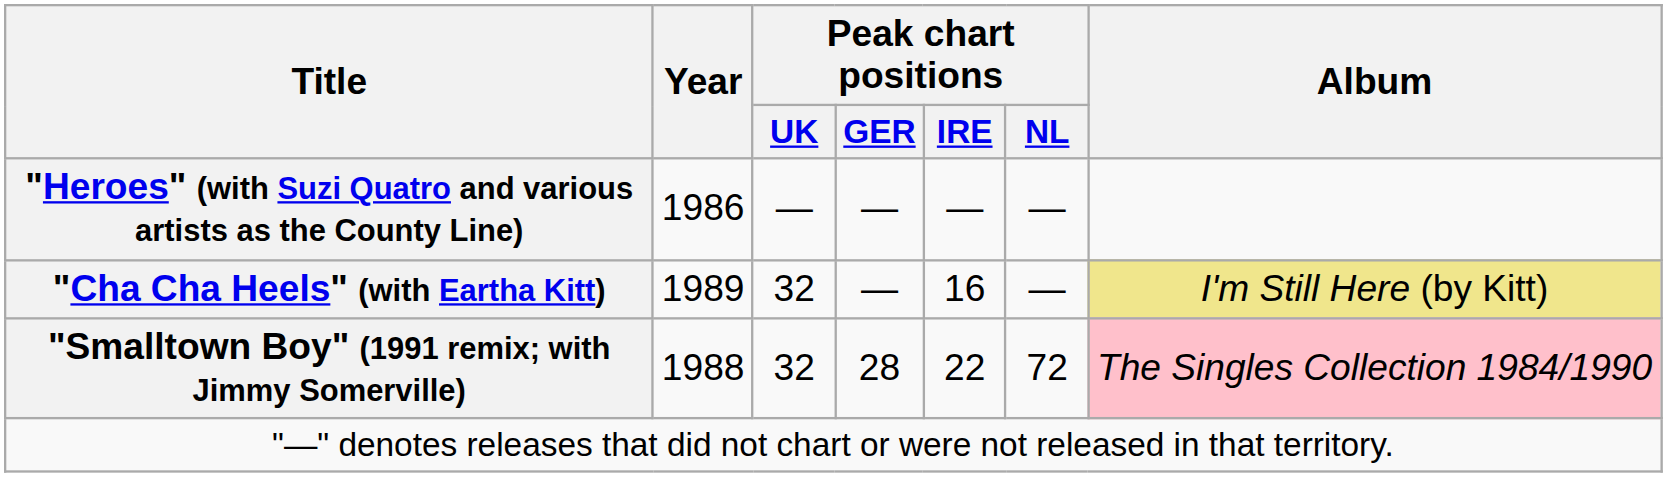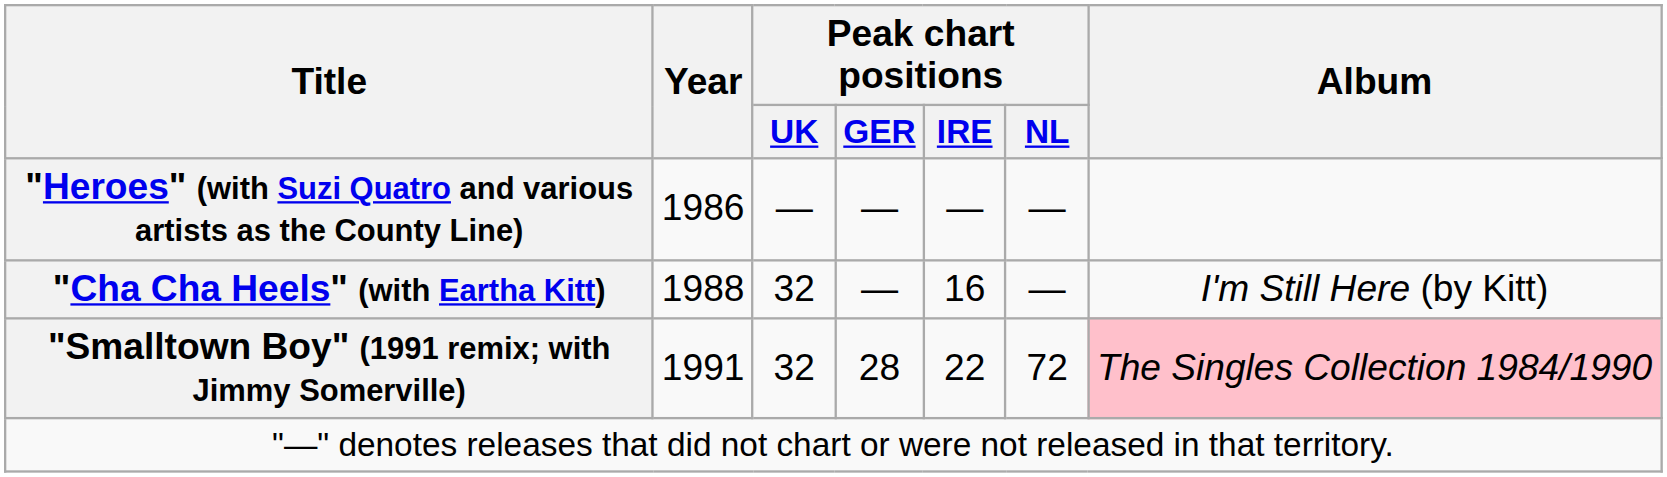(703, 287) 1989 -> (703, 287) 1988
(1375, 287) khaki background -> (1375, 287) no background
(703, 367) 1988 -> (703, 367) 1991
